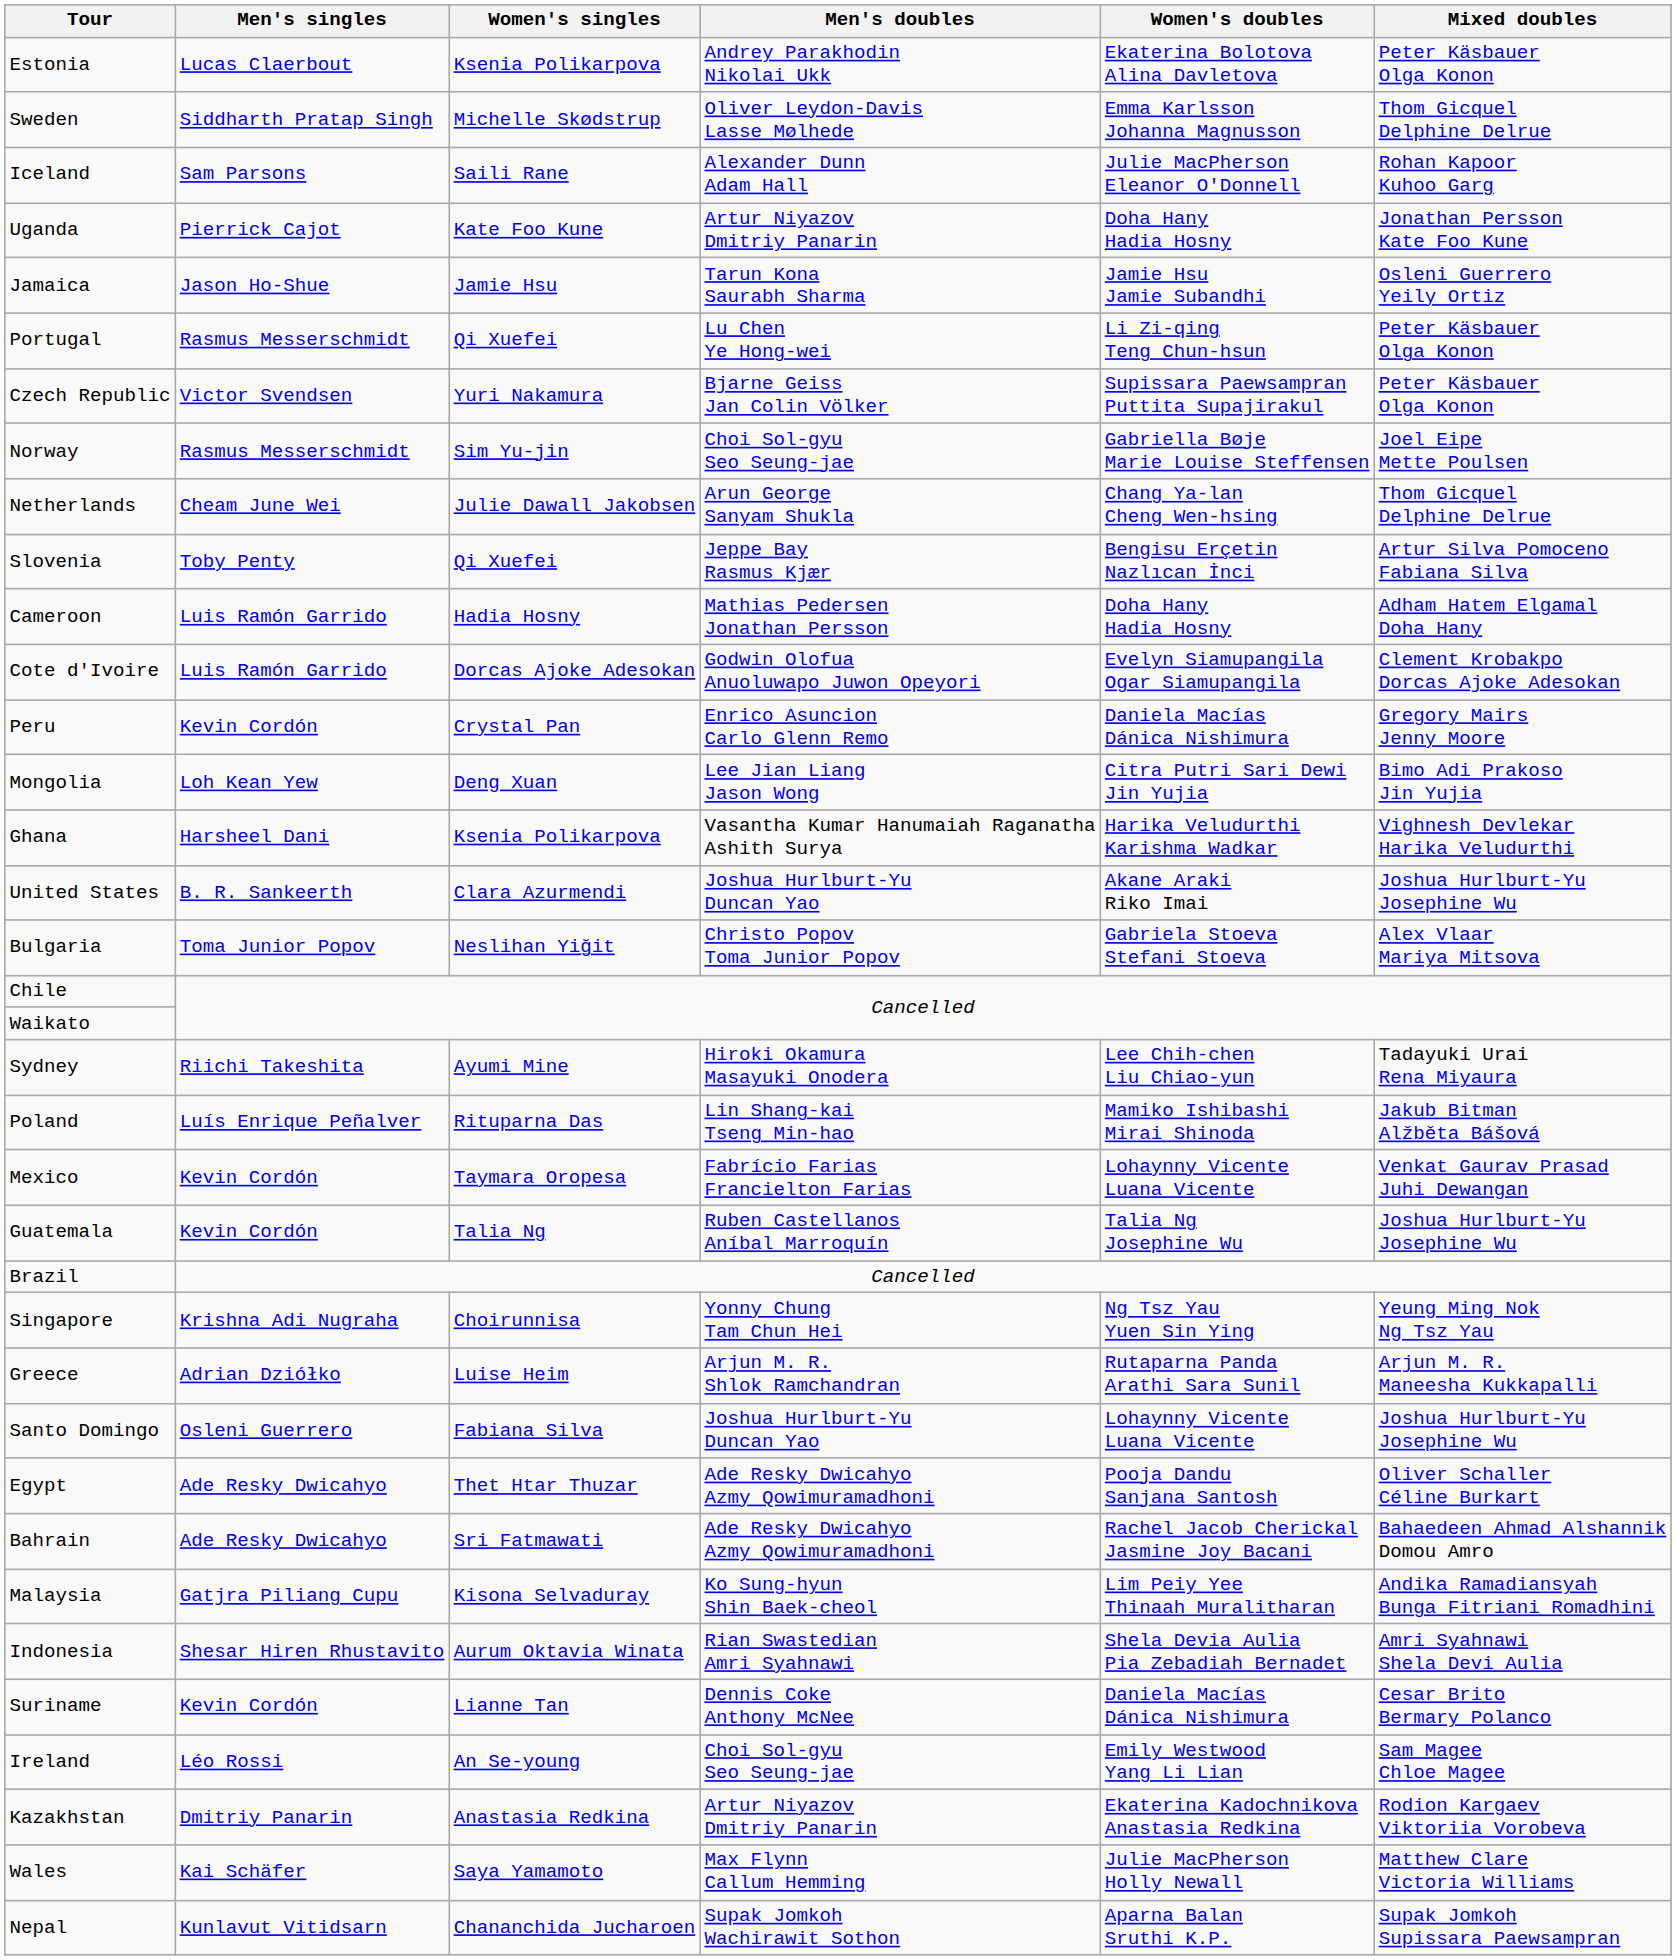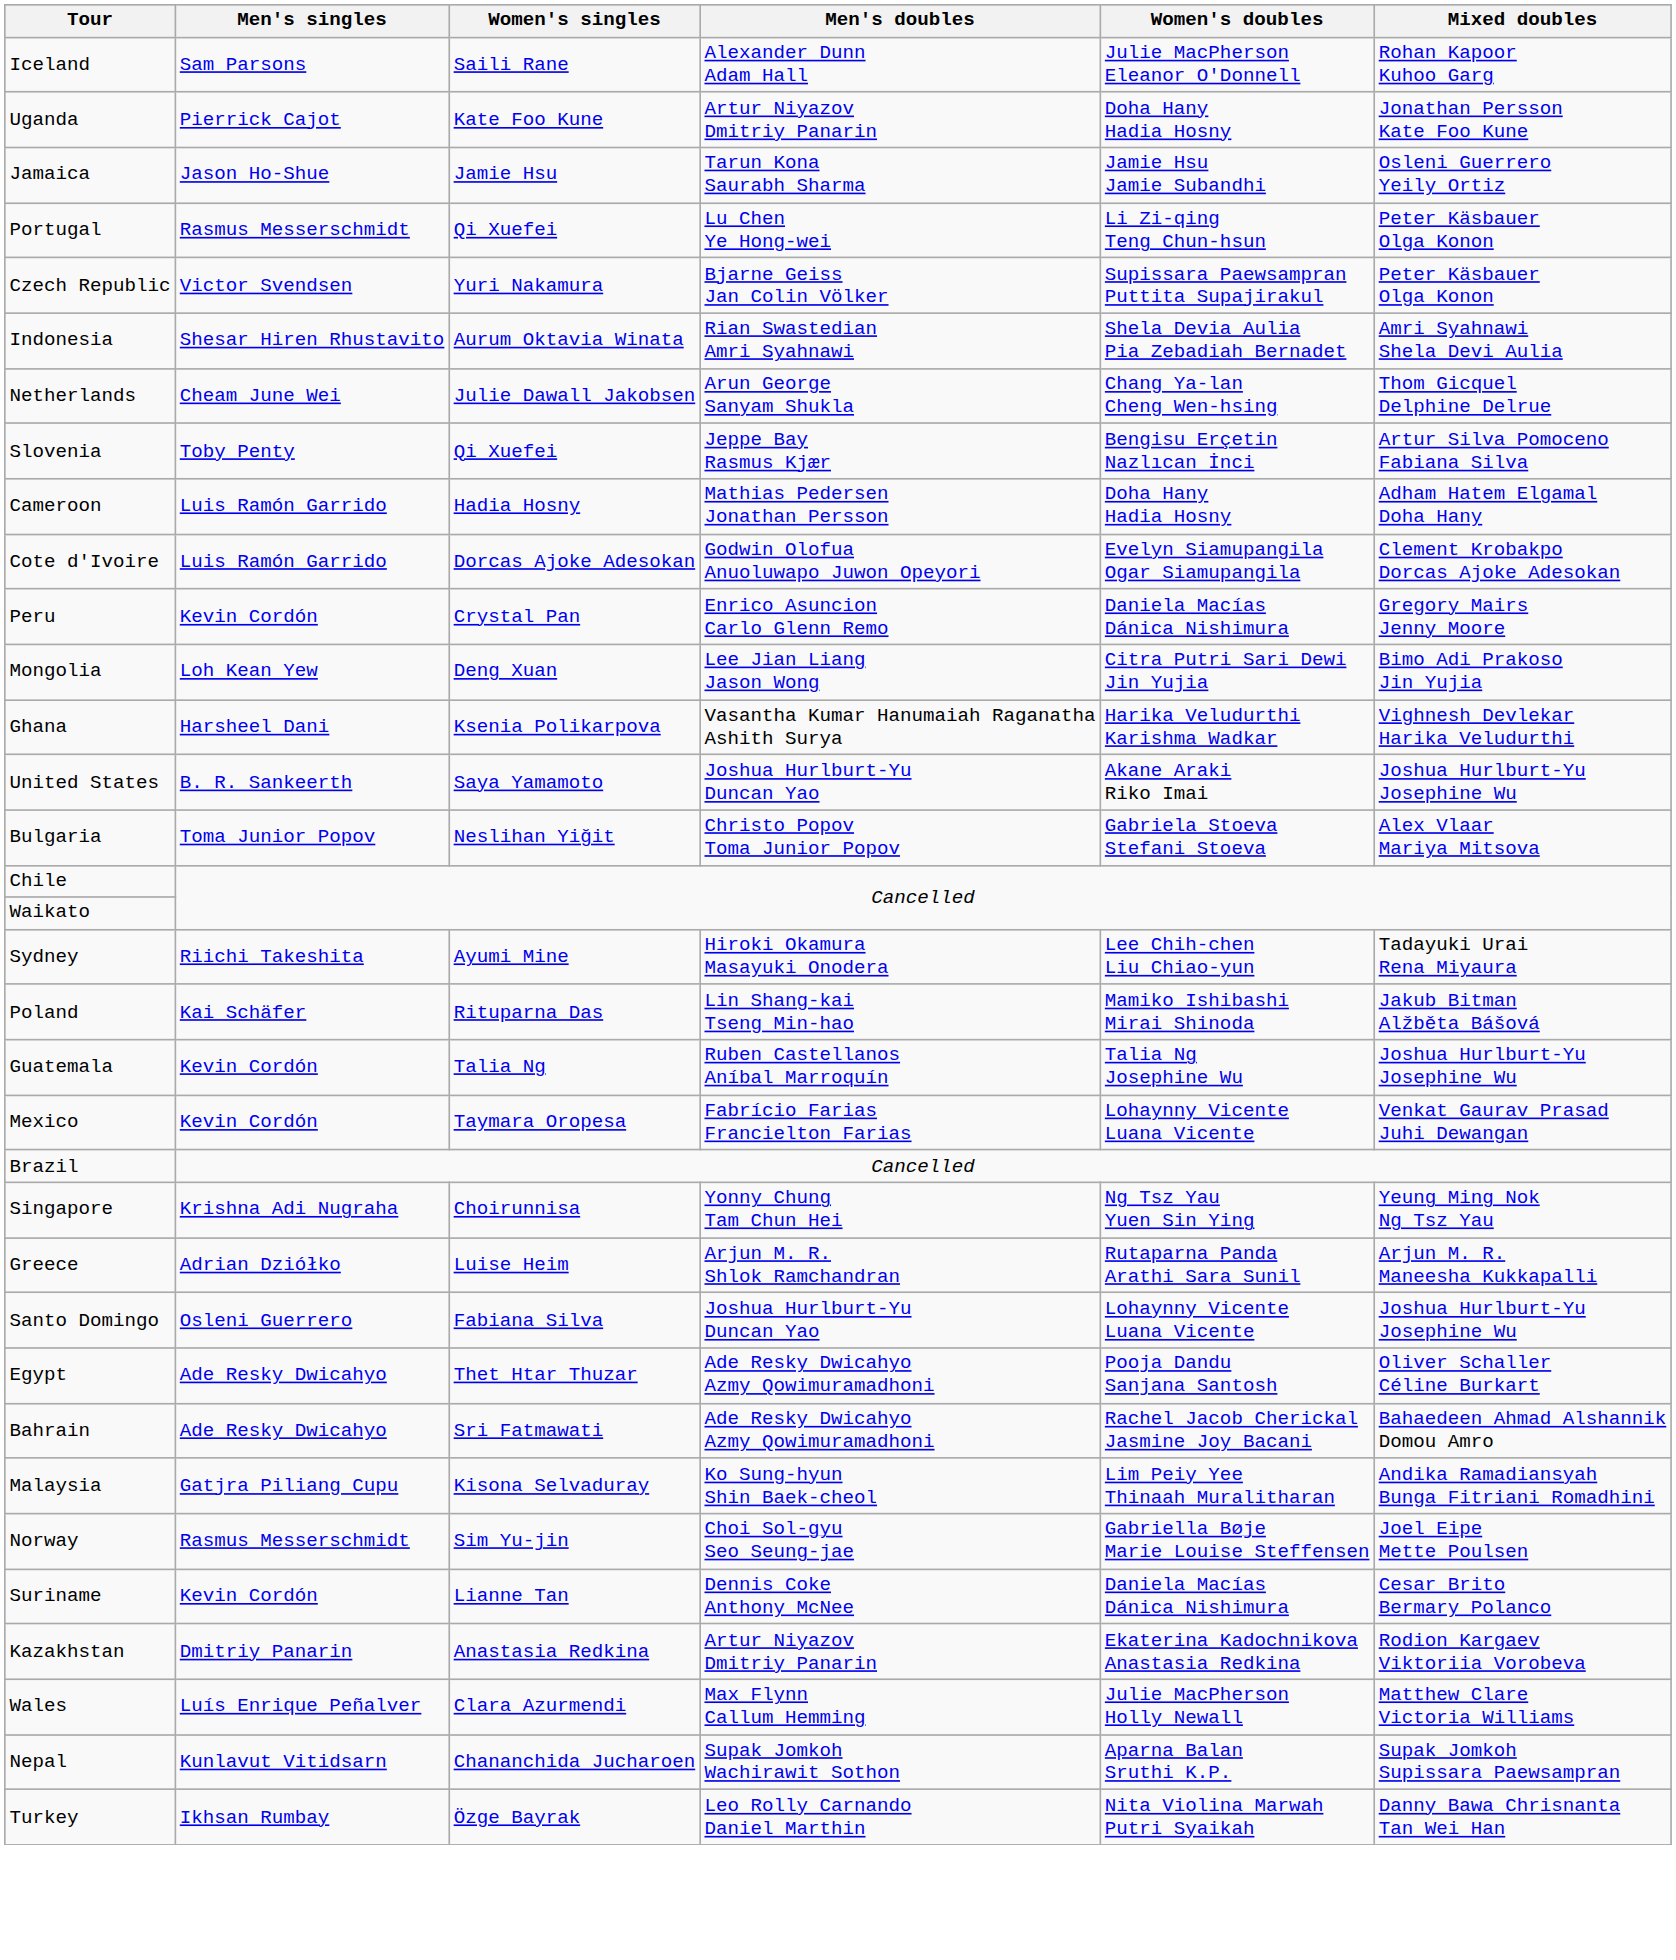- row: (50, 64)
- row: (44, 120)
rows swapped: (61, 1651) <-> (44, 451)
(540, 892) Clara Azurmendi -> (528, 782) Saya Yamamoto
(301, 1122) Luís Enrique Peñalver -> (243, 1012) Kai Schäfer
rows swapped: (44, 1178) <-> (61, 1233)
- row: (50, 1762)
(243, 1872) Kai Schäfer -> (301, 1707) Luís Enrique Peñalver
(528, 1872) Saya Yamamoto -> (540, 1707) Clara Azurmendi
+ row: (44, 1817)
